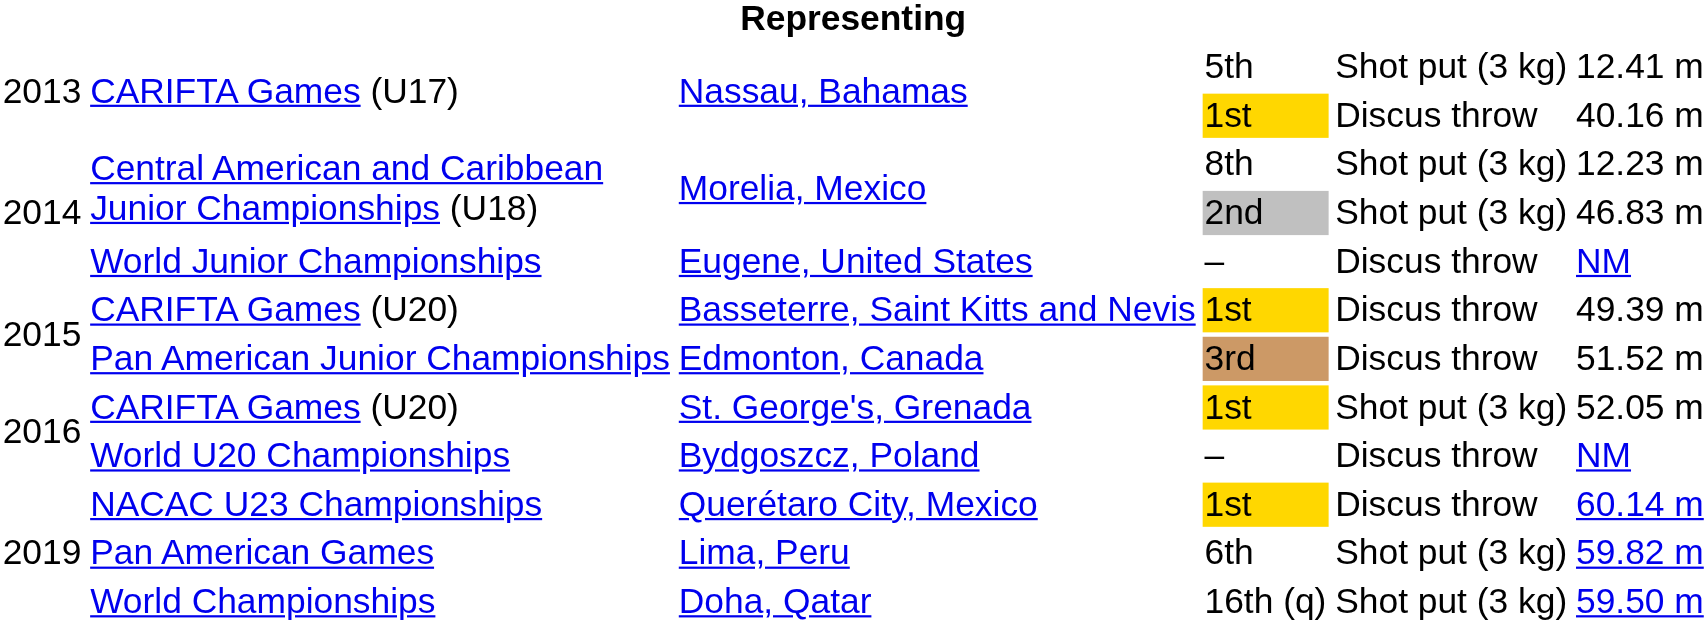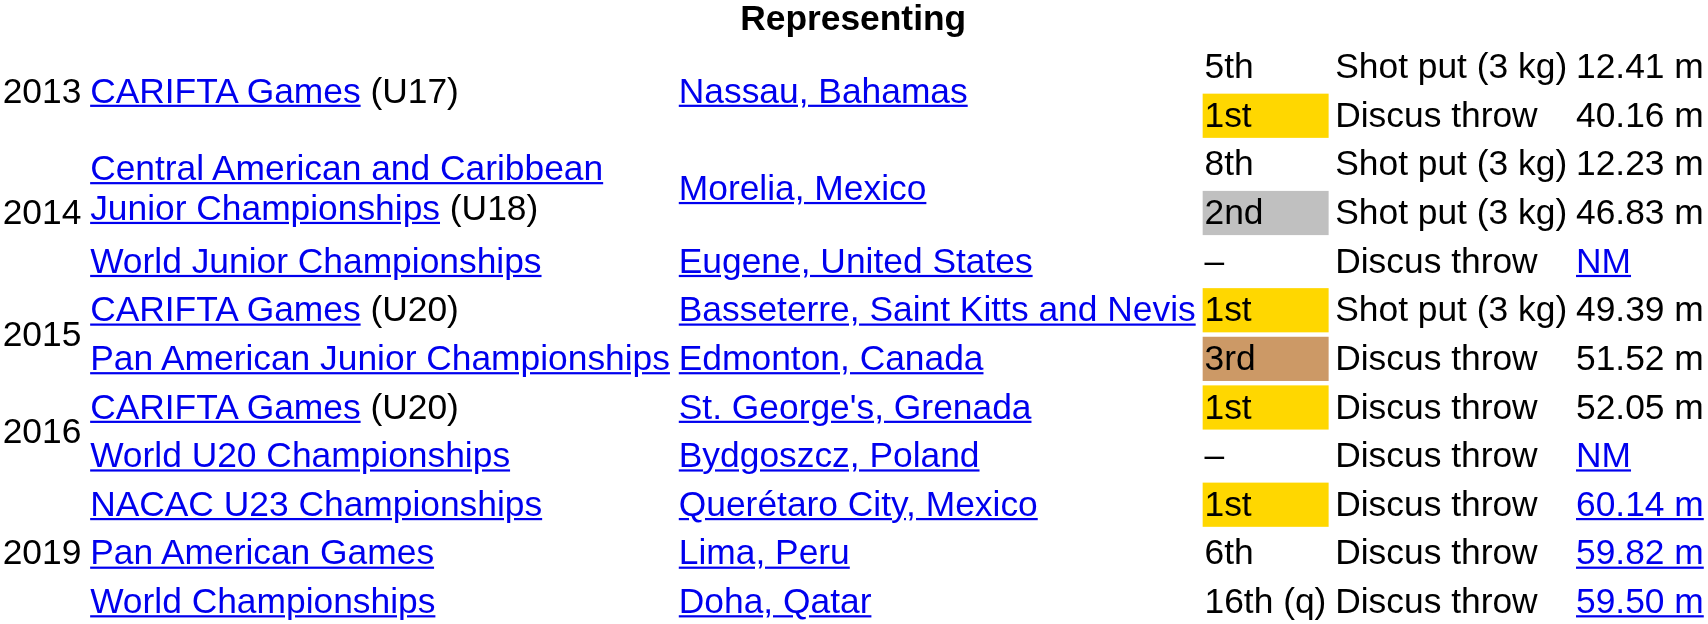(1436, 309) Discus throw -> (1451, 309) Shot put (3 kg)
(1451, 406) Shot put (3 kg) -> (1436, 406) Discus throw
(1451, 552) Shot put (3 kg) -> (1436, 552) Discus throw
(1451, 601) Shot put (3 kg) -> (1436, 601) Discus throw
